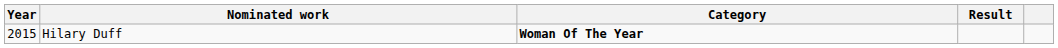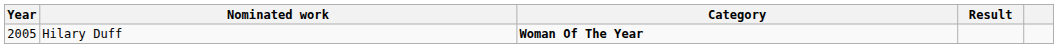(22, 34) 2015 -> (22, 34) 2005
